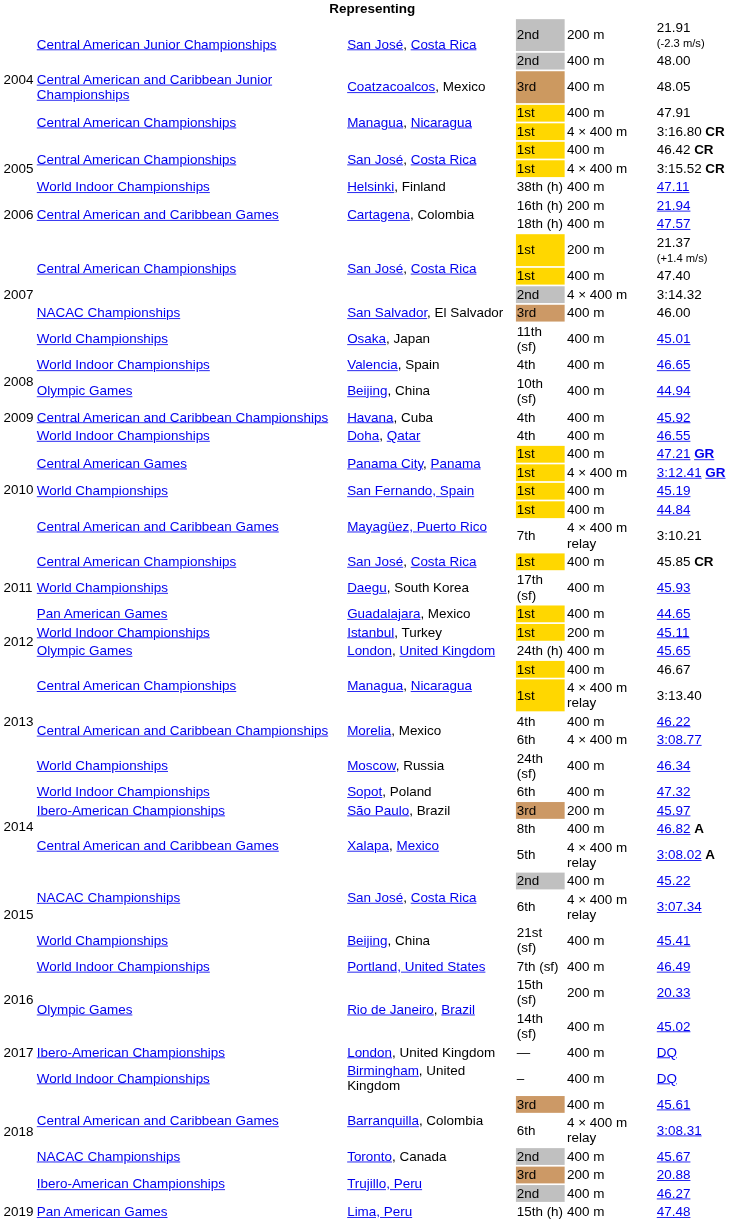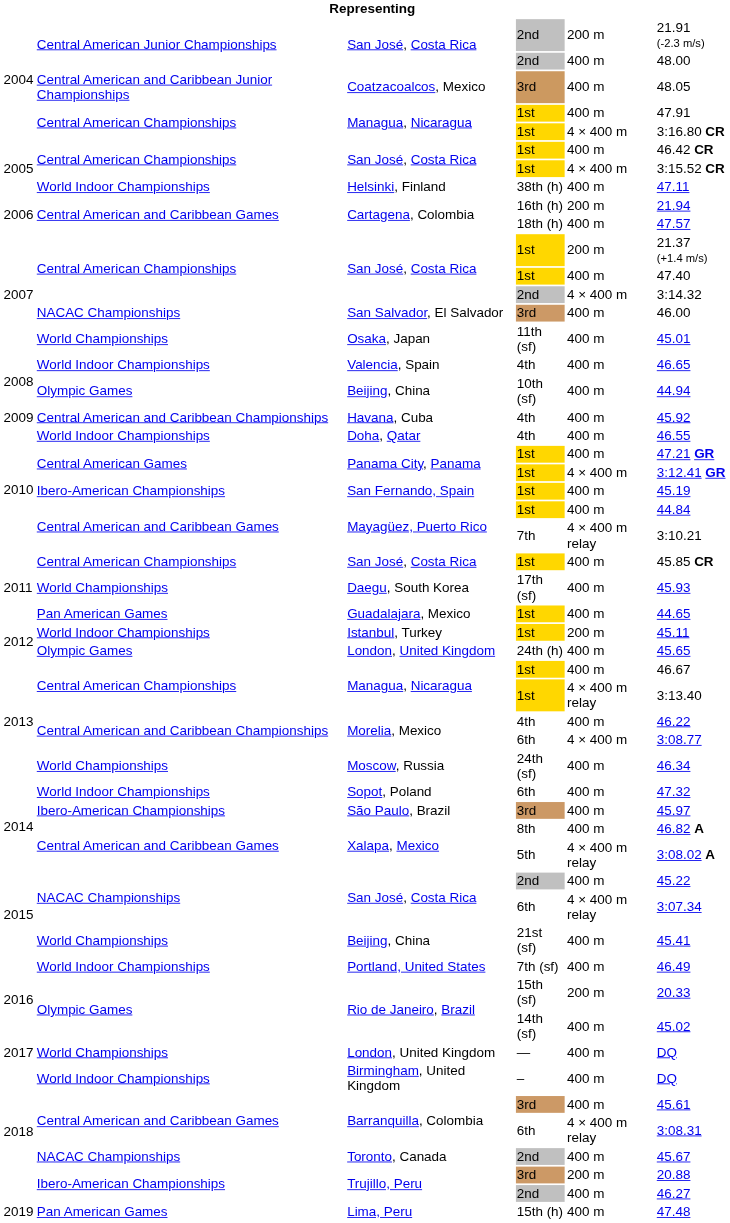(102, 491) World Championships -> (131, 491) Ibero-American Championships
(586, 810) 200 m -> (586, 810) 400 m
(131, 1052) Ibero-American Championships -> (102, 1052) World Championships
